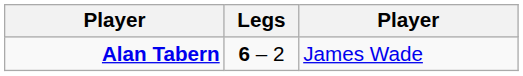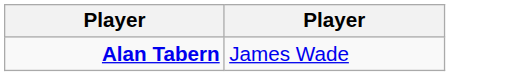- column: (261, 20)
